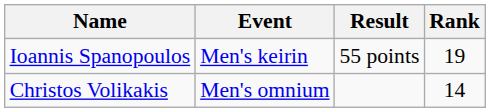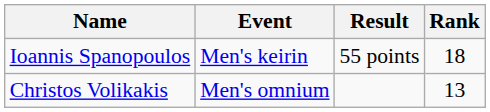(454, 55) 19 -> (454, 55) 18
(454, 90) 14 -> (454, 90) 13
